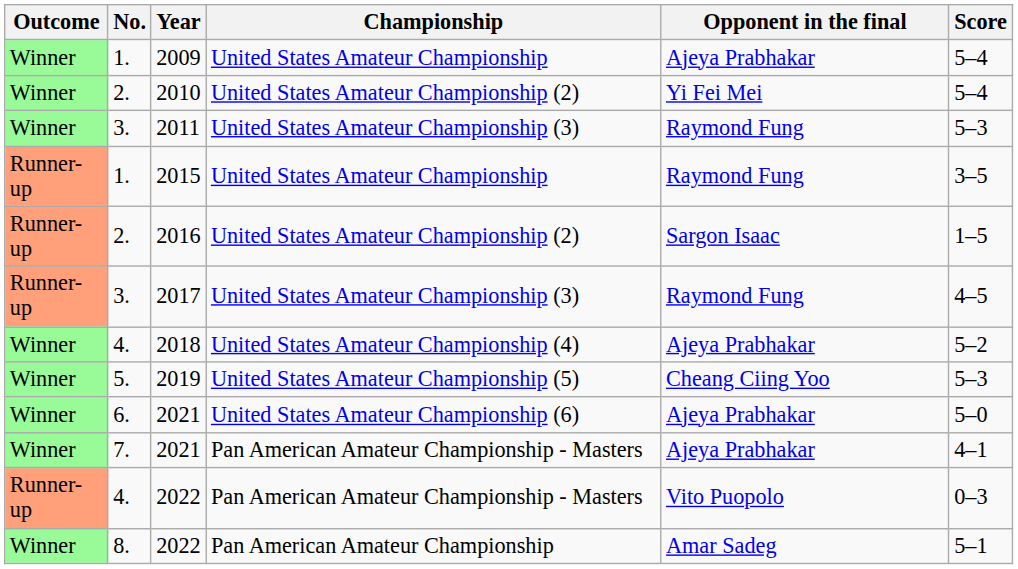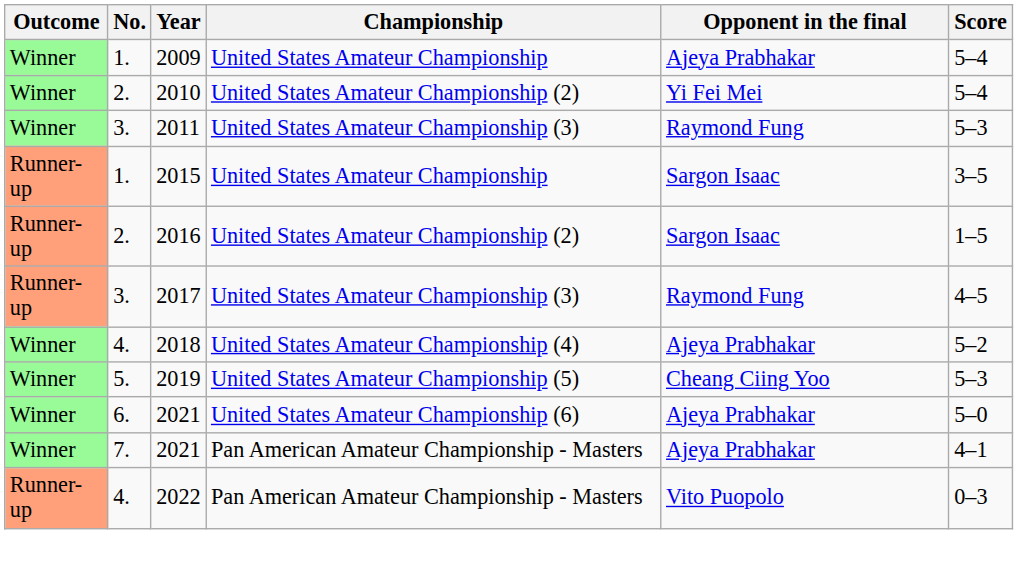(735, 175) Raymond Fung -> (723, 175) Sargon Isaac
- row: (122, 545)
